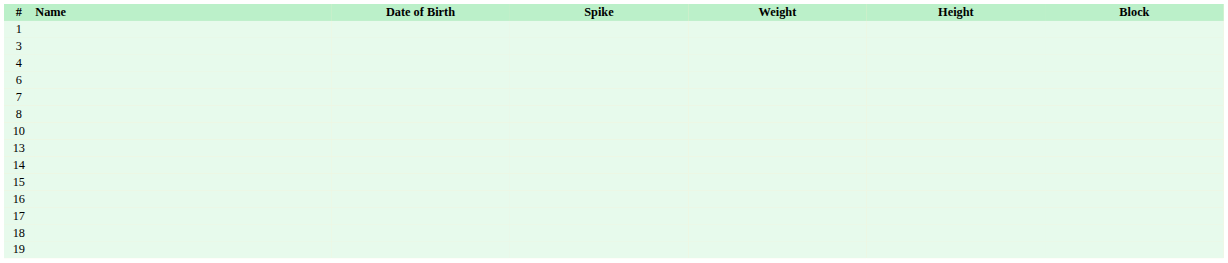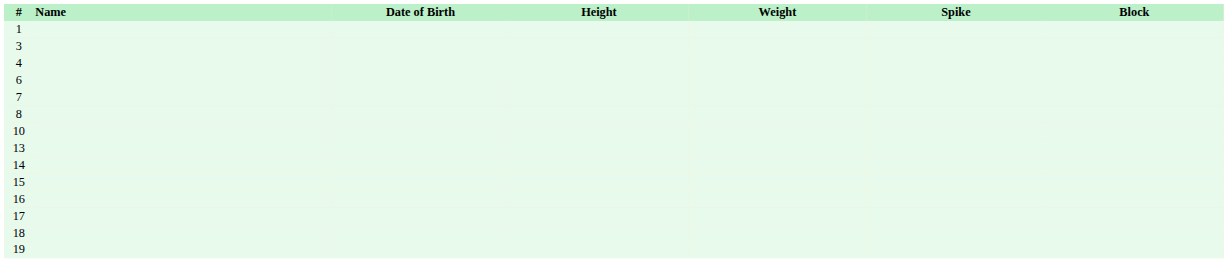columns swapped: (956, 12) <-> (599, 12)
